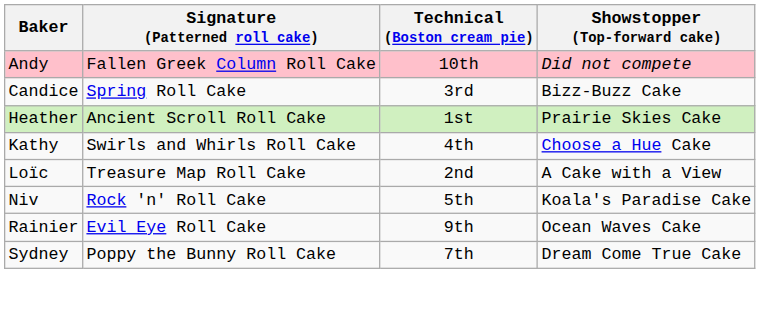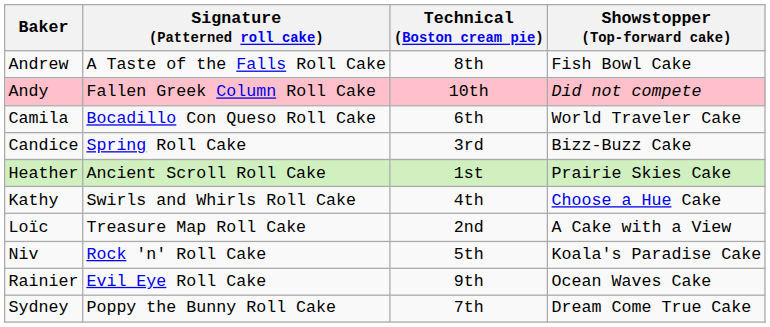+ row: (39, 65)
+ row: (39, 119)
